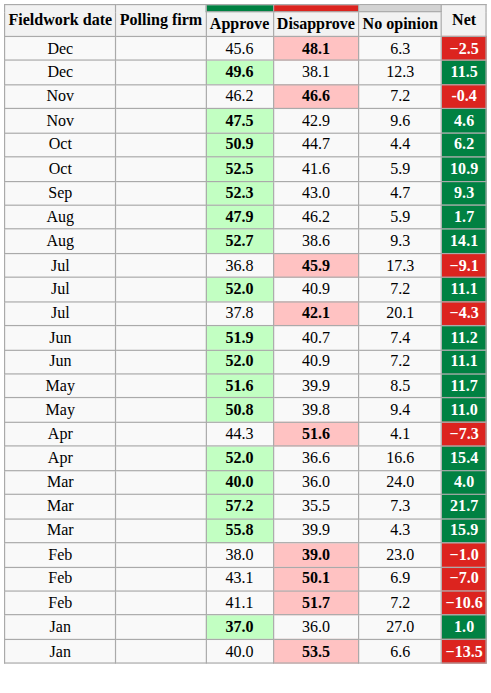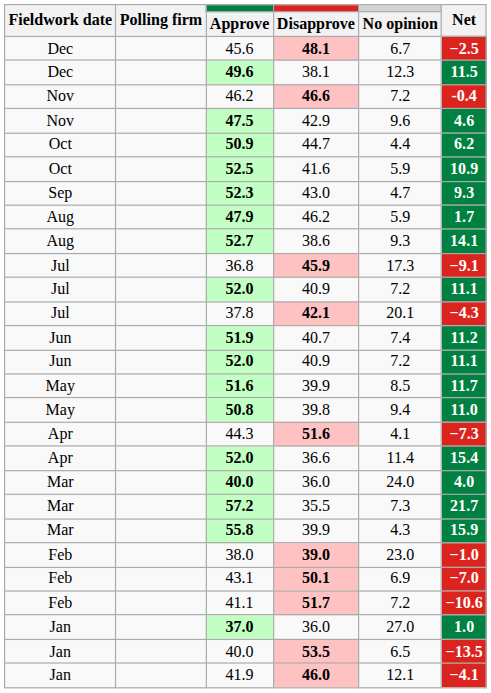(400, 47) 6.3 -> (400, 47) 6.7
(400, 457) 16.6 -> (400, 457) 11.4
(400, 650) 6.6 -> (400, 650) 6.5
+ row: (60, 674)
